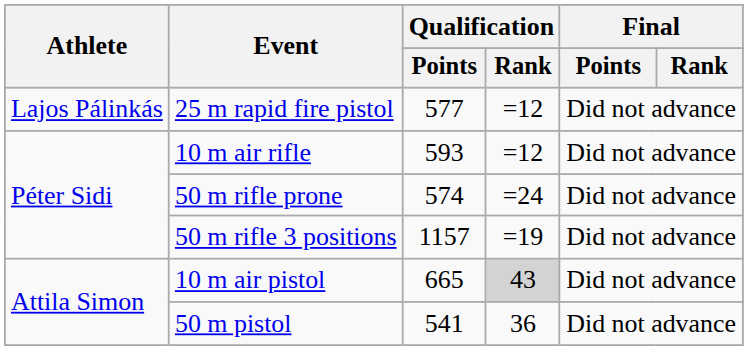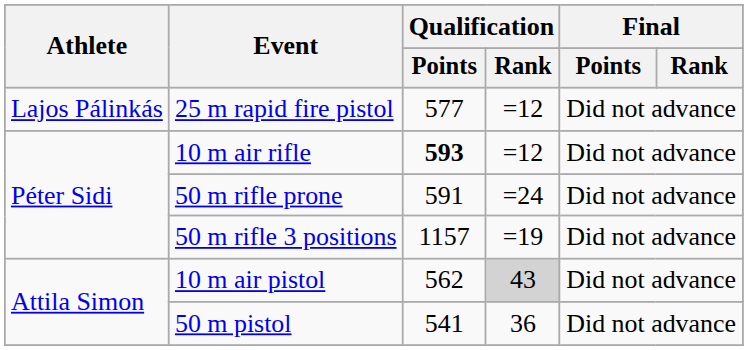(444, 152) normal -> (444, 152) bold
(444, 194) 574 -> (444, 194) 591
(444, 280) 665 -> (444, 280) 562
